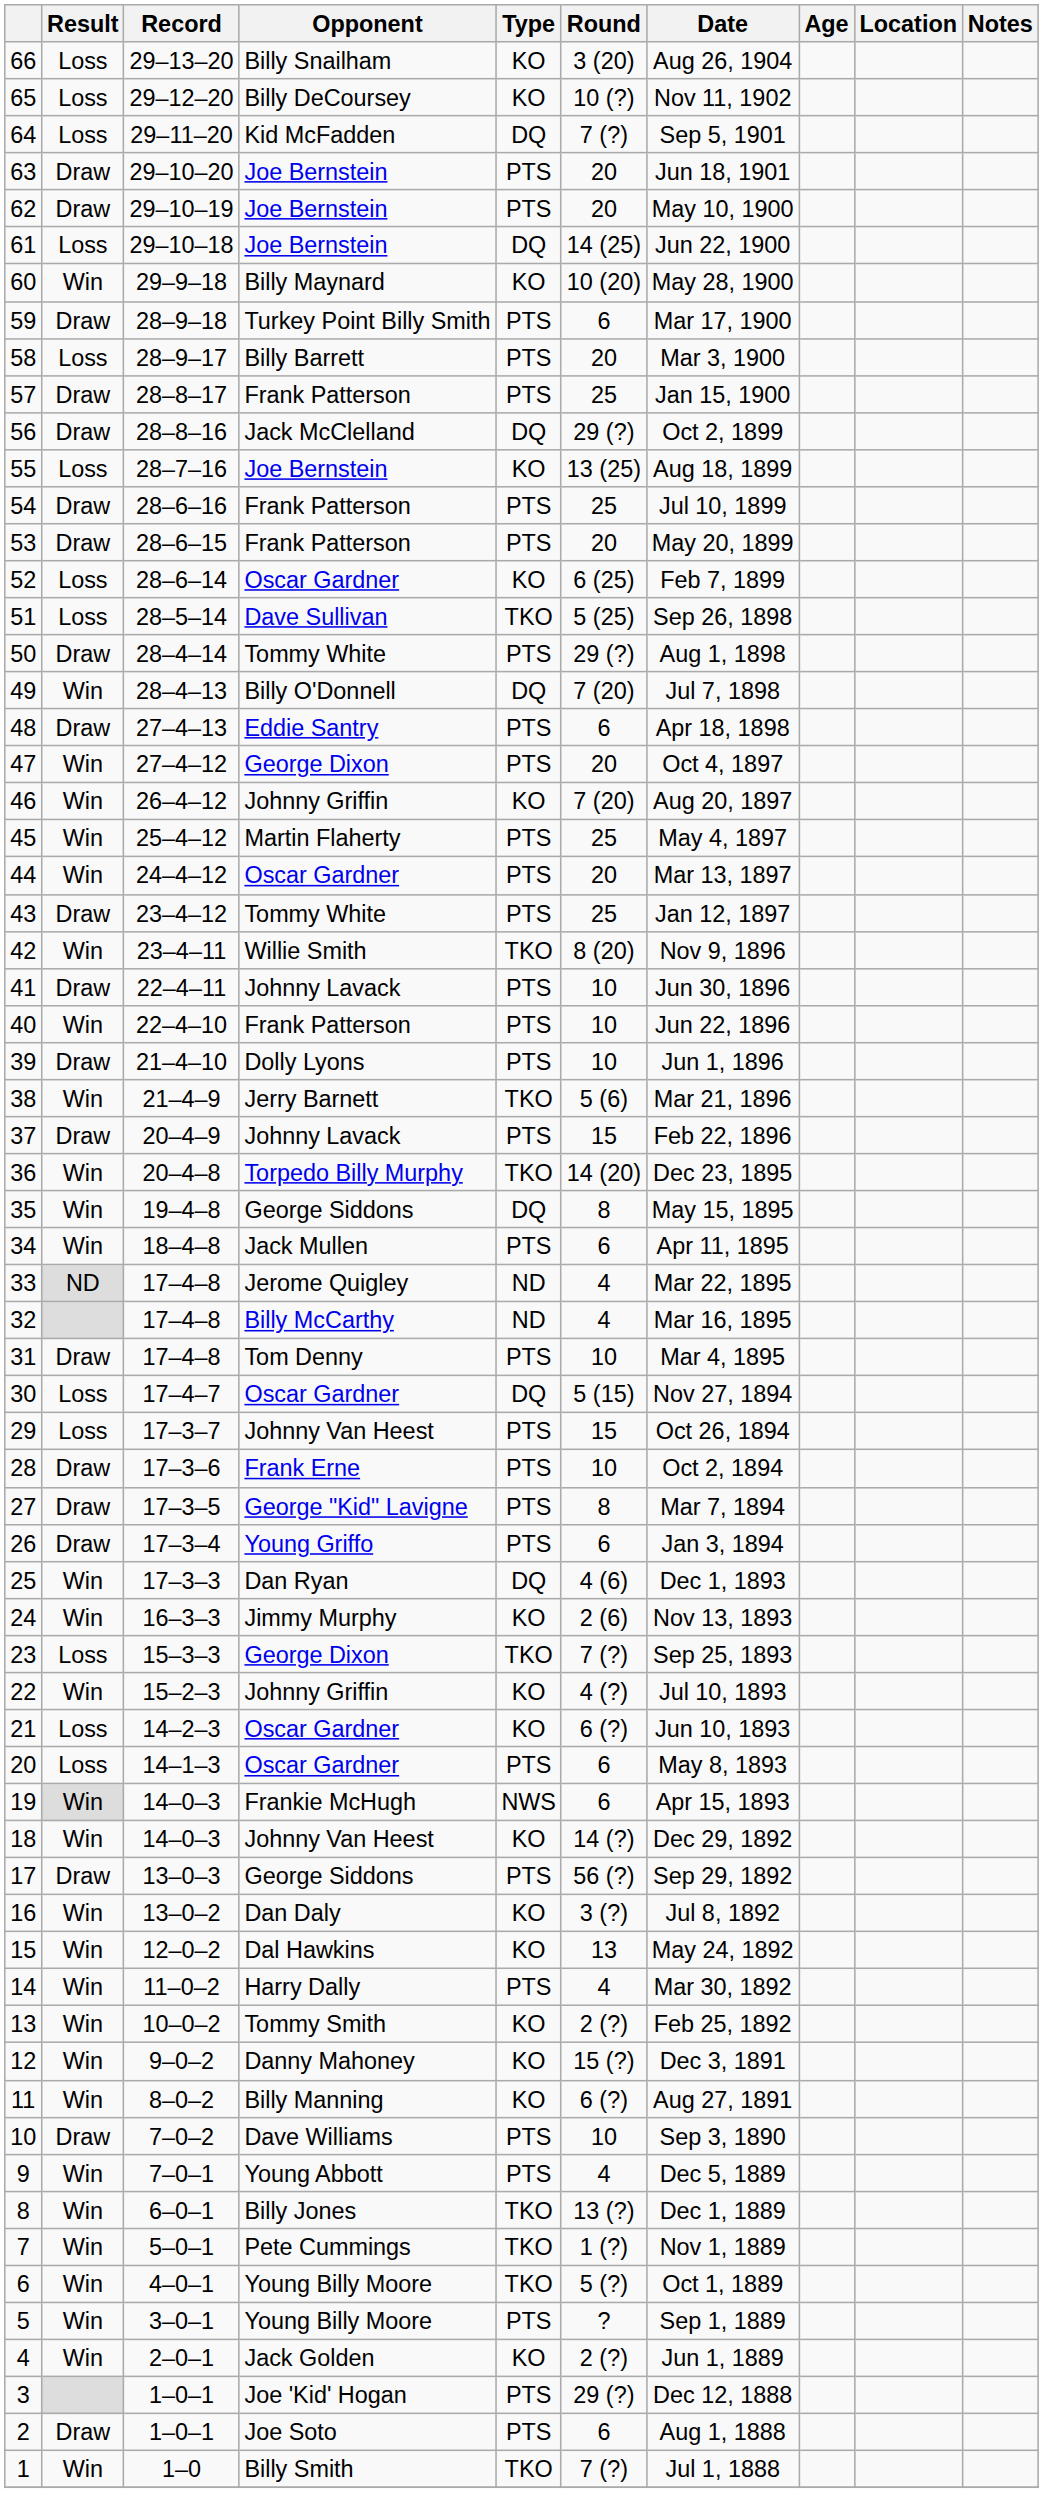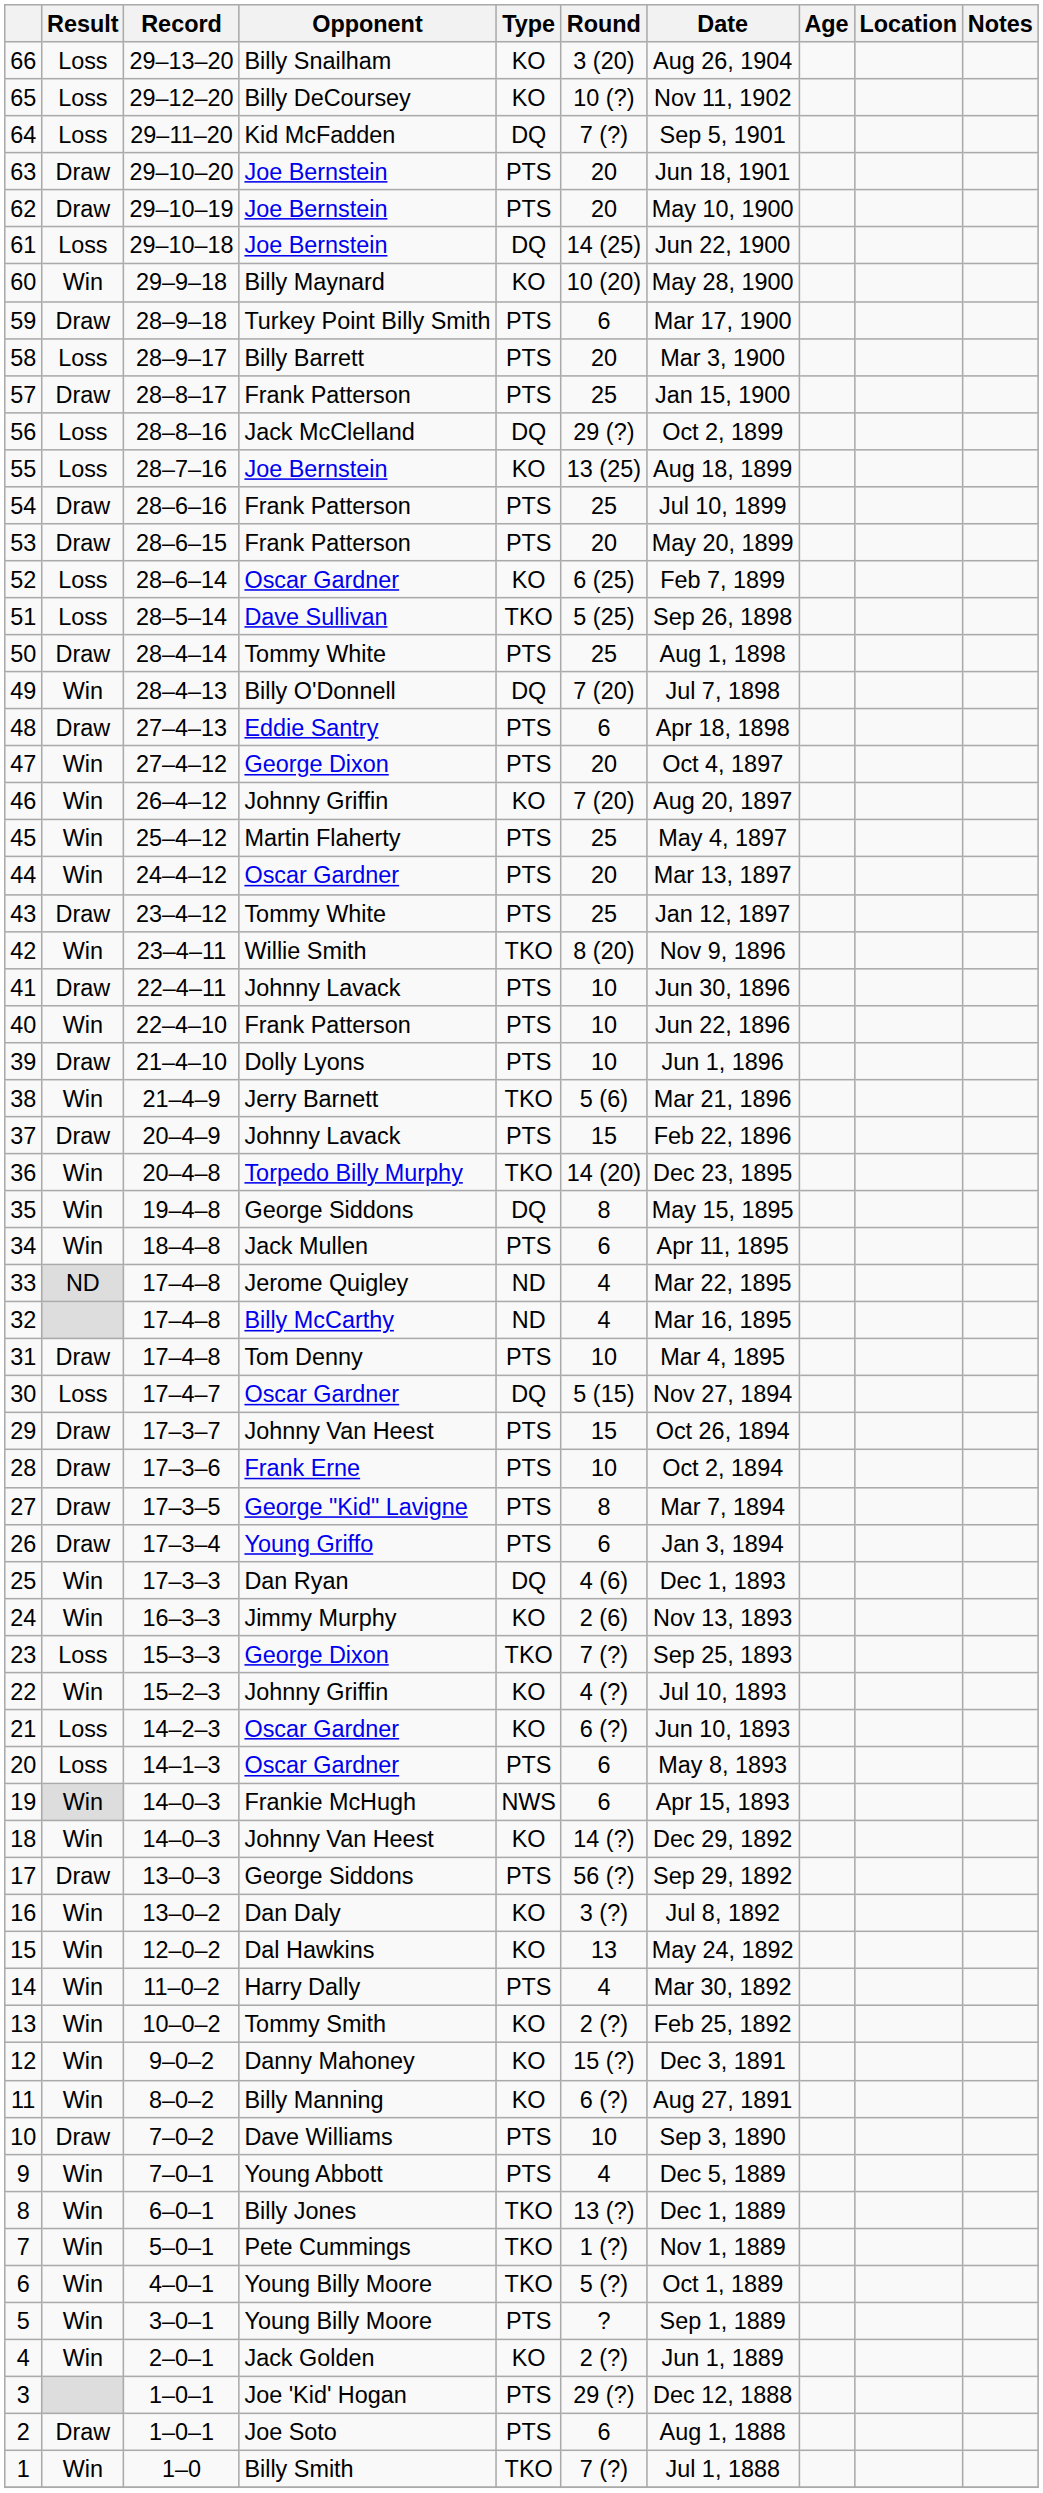(83, 431) Draw -> (83, 431) Loss
(604, 653) 29 (?) -> (604, 653) 25
(83, 1432) Loss -> (83, 1432) Draw
